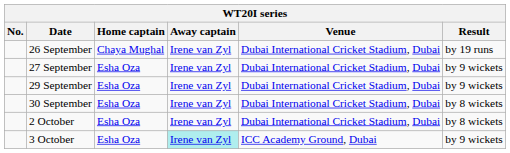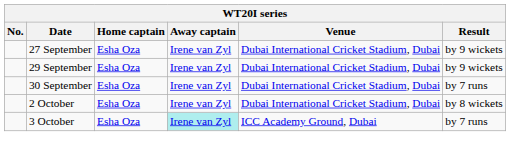- row: (60, 49)
(474, 103) by 8 wickets -> (466, 85) by 7 runs
(474, 139) by 9 wickets -> (466, 121) by 7 runs
